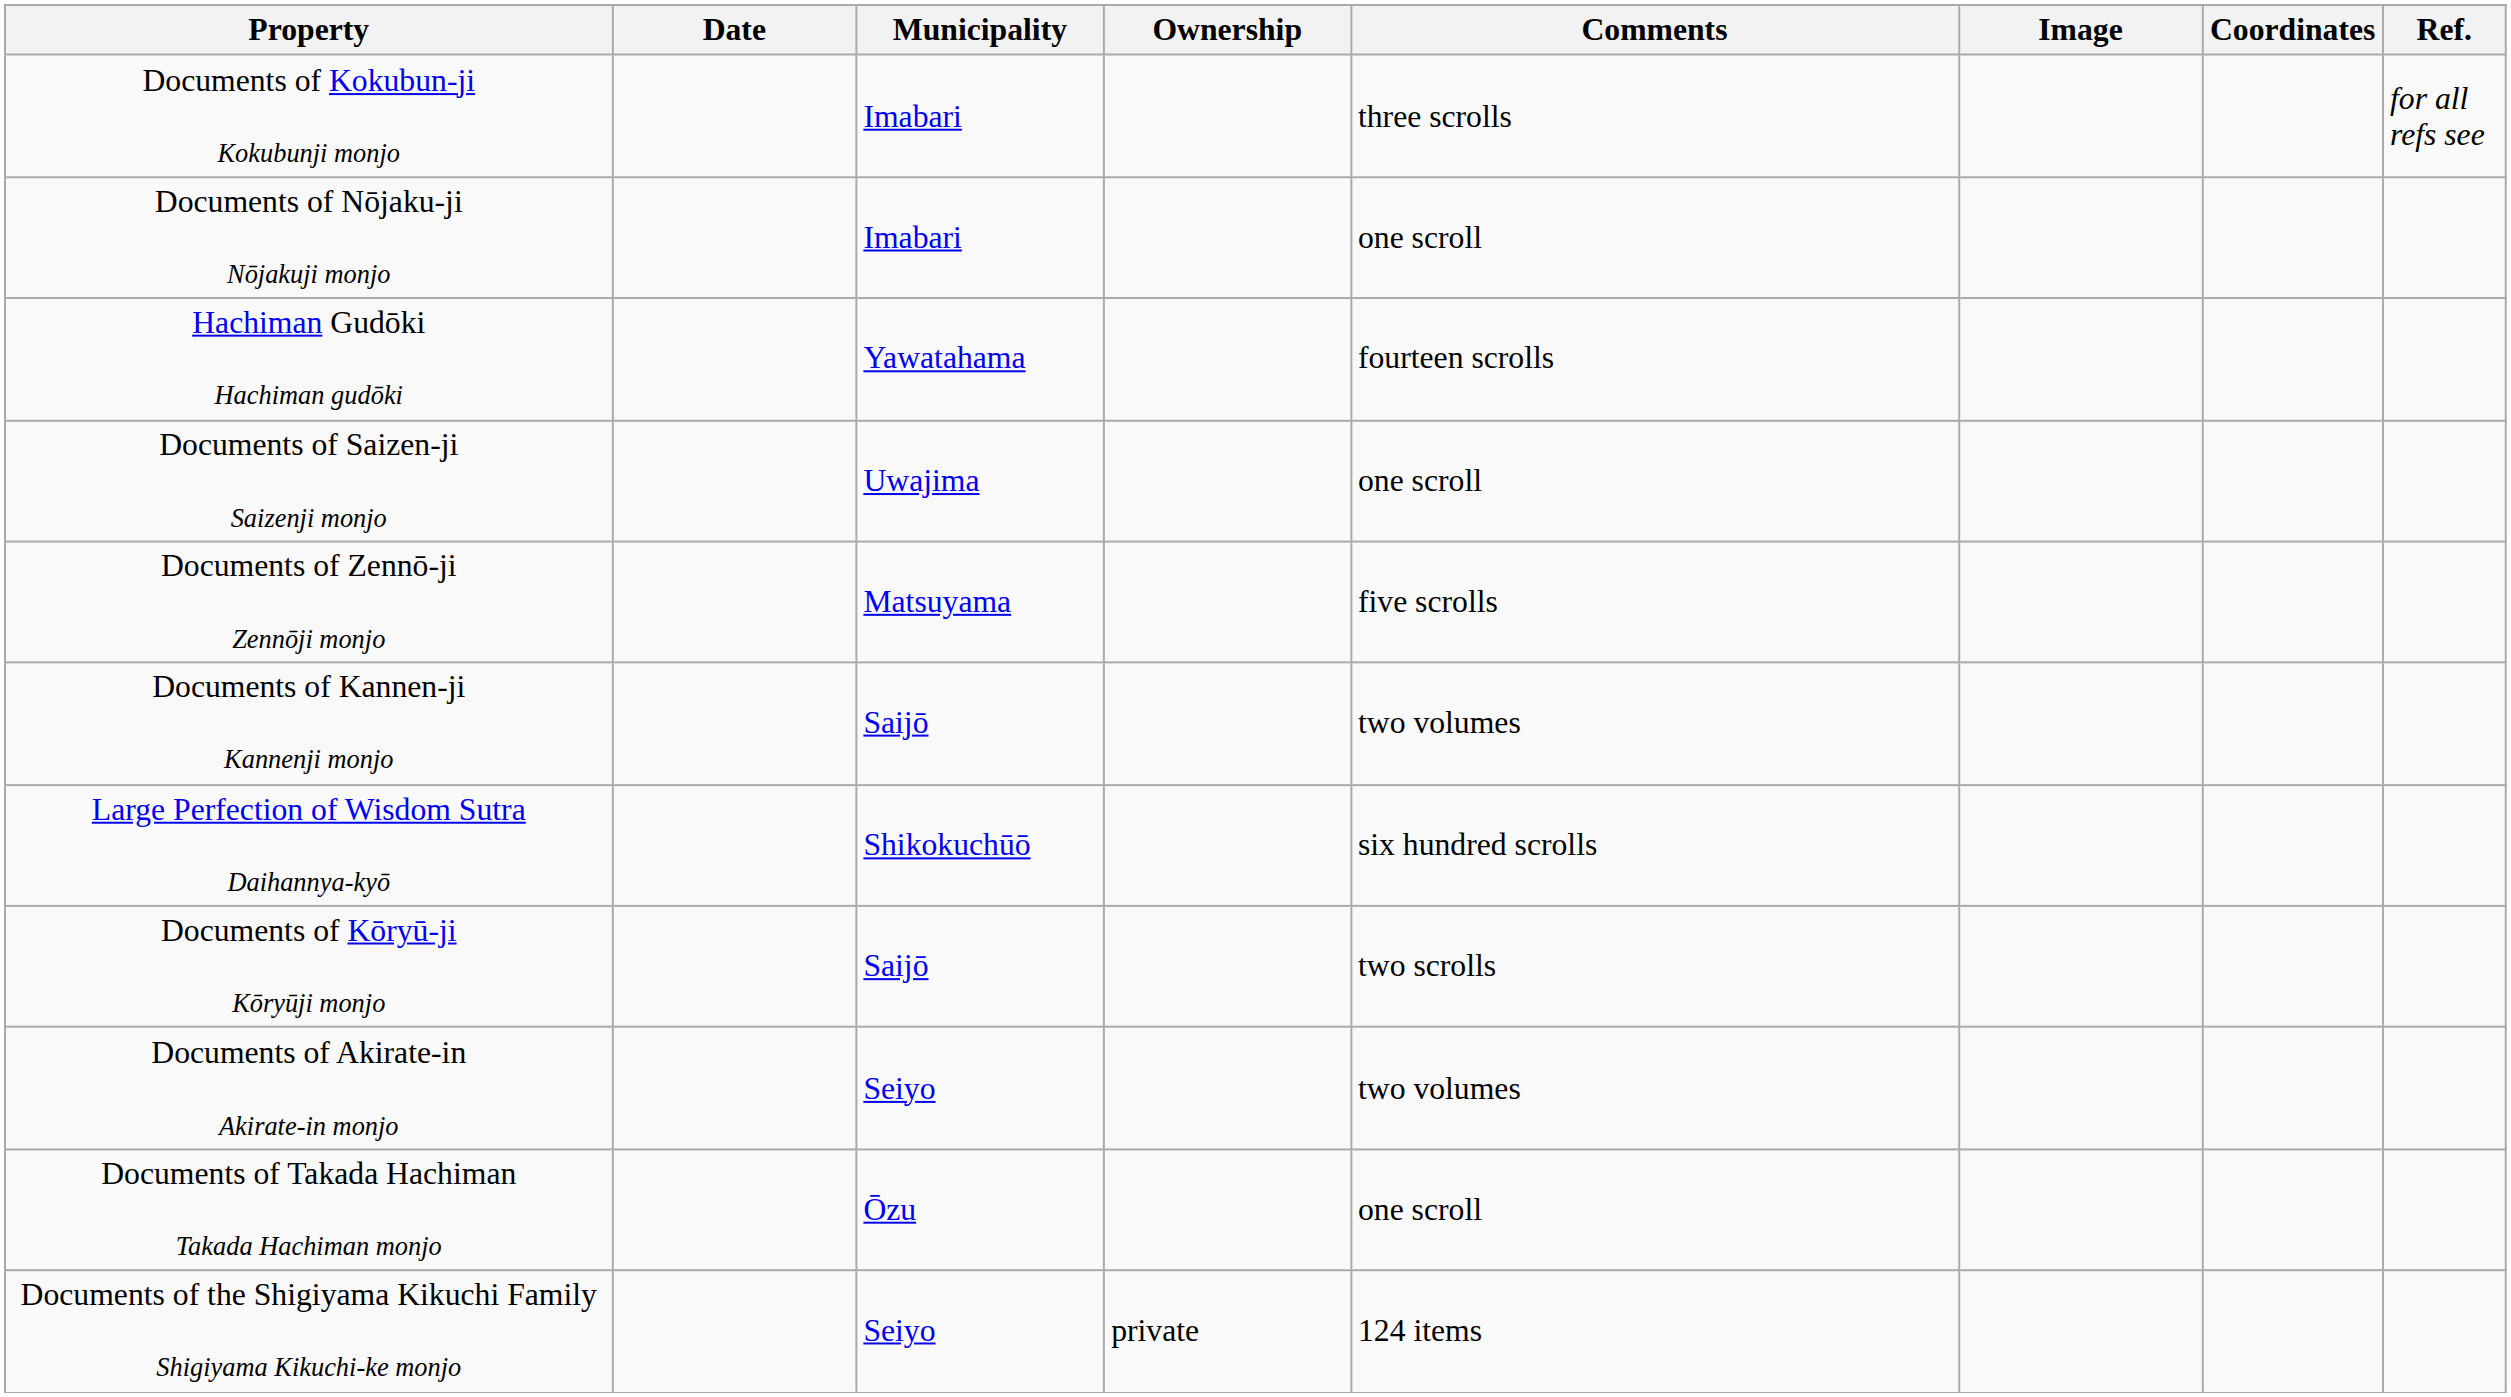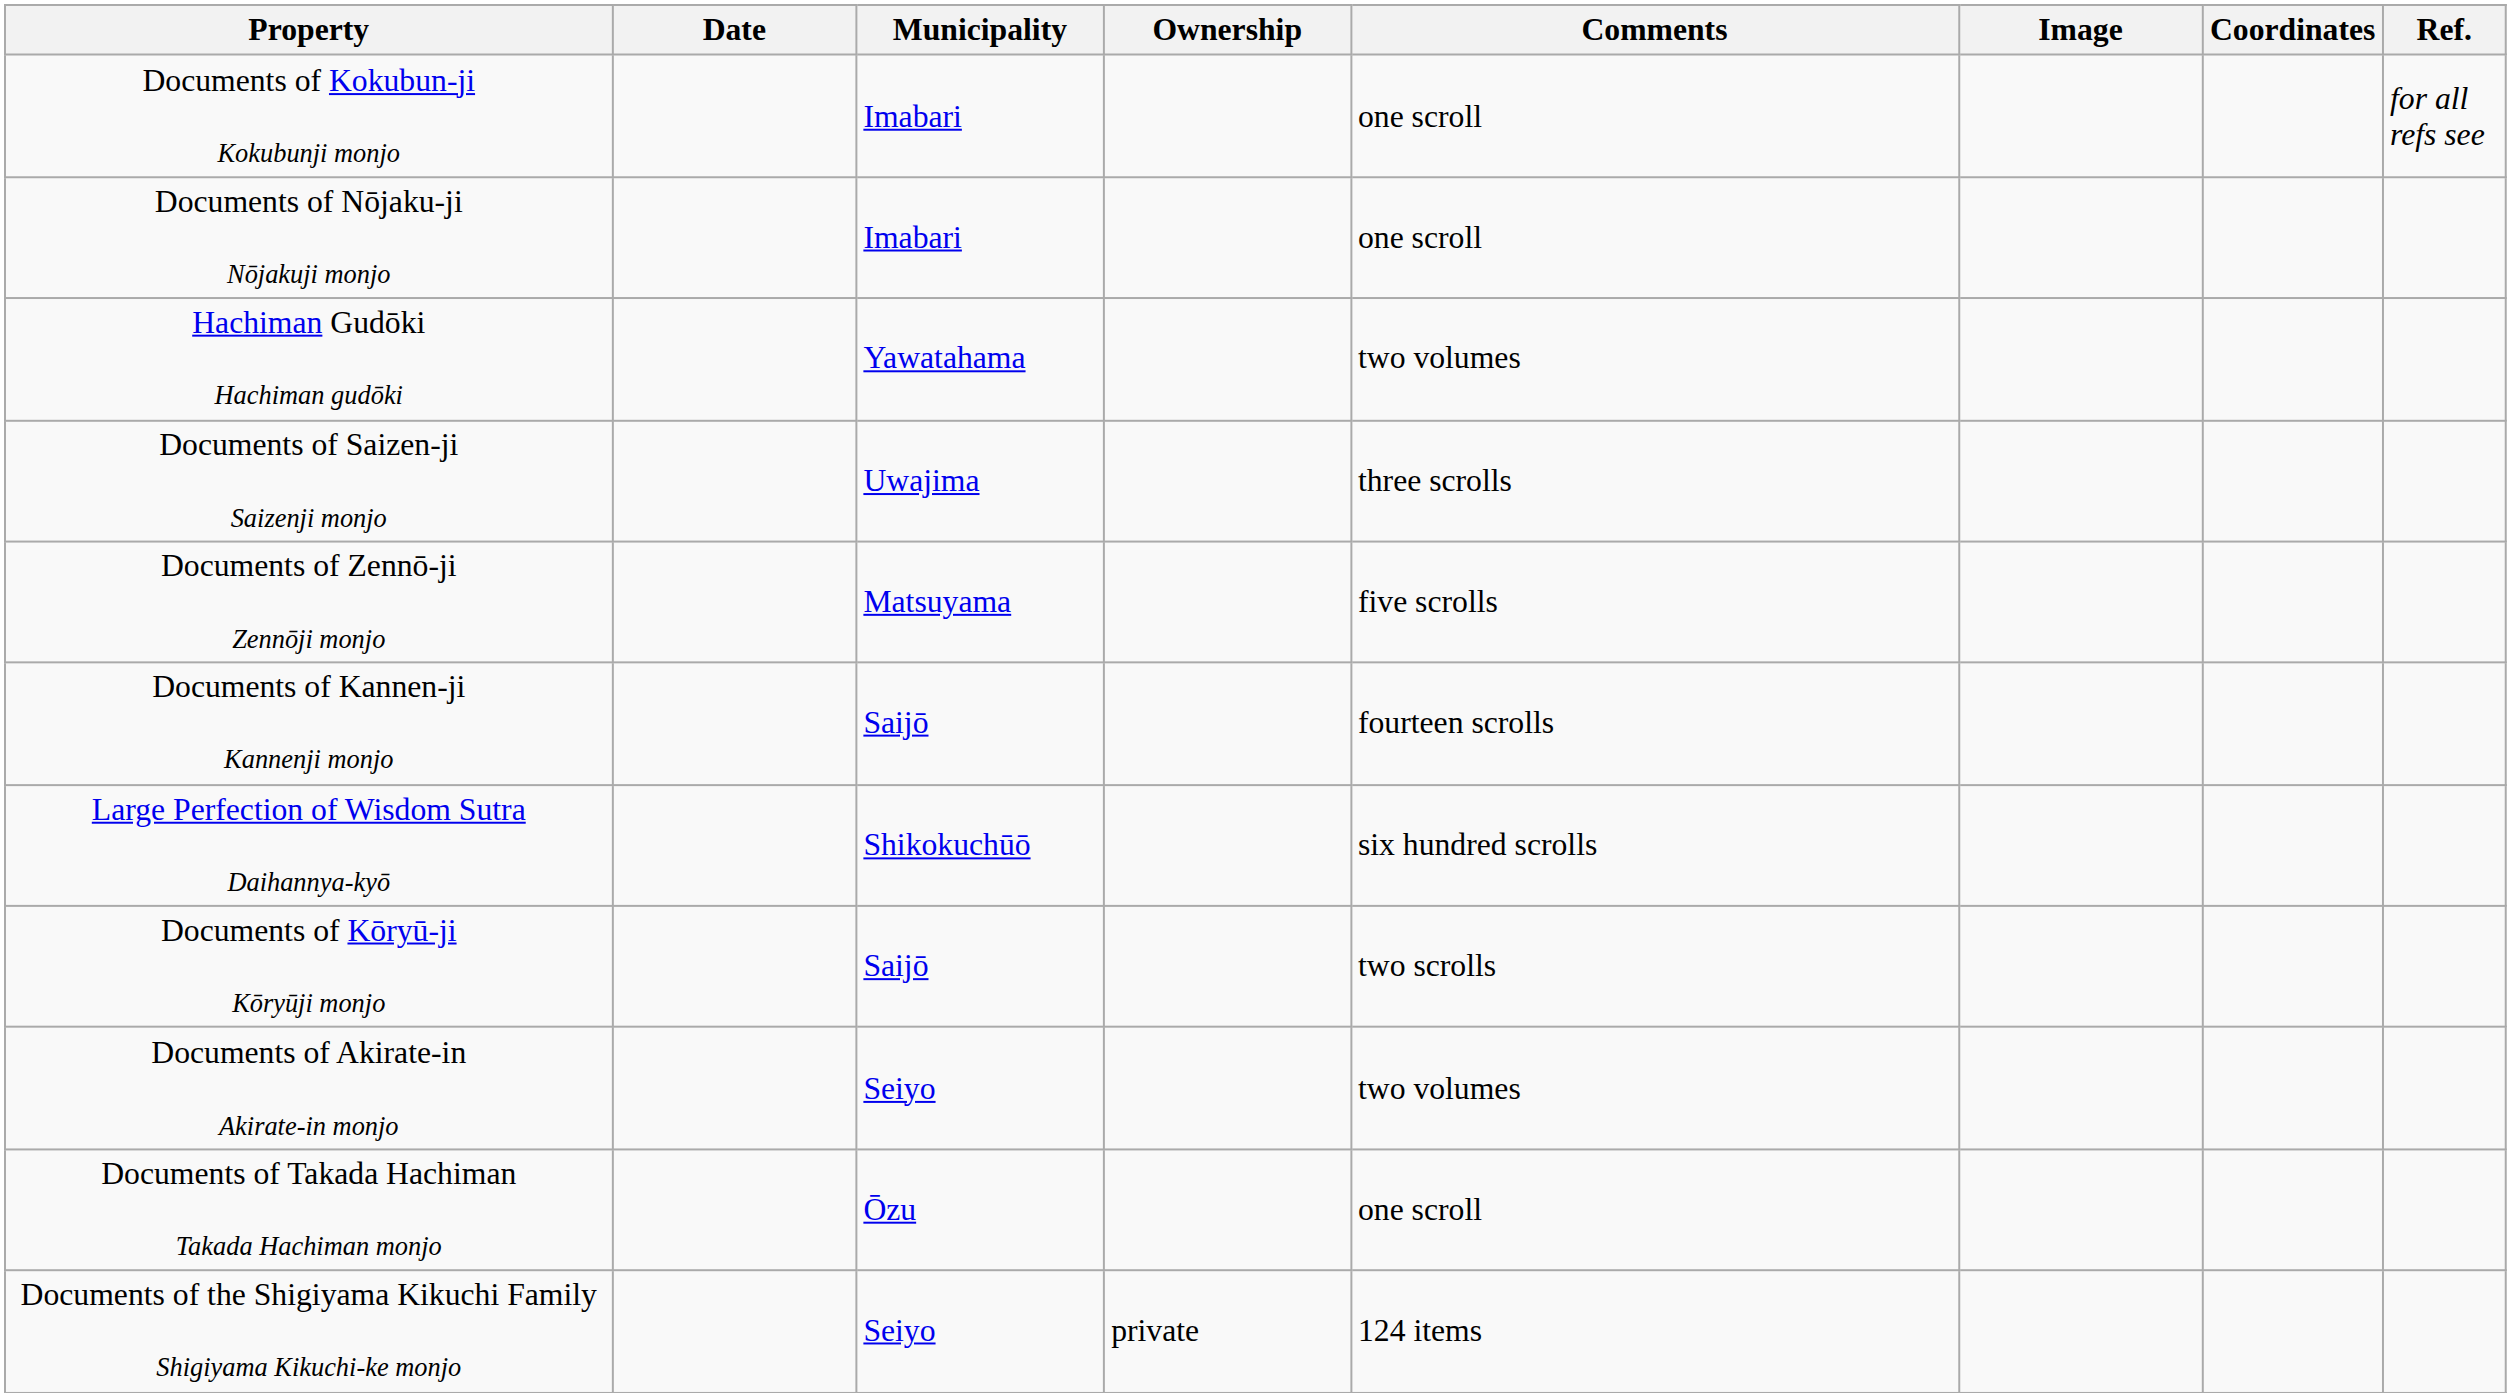(1435, 115) three scrolls -> (1420, 115) one scroll
(1456, 358) fourteen scrolls -> (1439, 358) two volumes
(1420, 480) one scroll -> (1435, 480) three scrolls
(1439, 723) two volumes -> (1456, 723) fourteen scrolls
